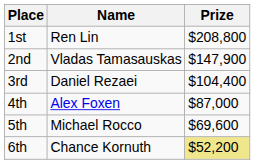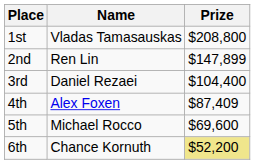(74, 37) Ren Lin -> (116, 37) Vladas Tamasauskas
(116, 59) Vladas Tamasauskas -> (74, 59) Ren Lin
(217, 59) $147,900 -> (217, 59) $147,899
(213, 103) $87,000 -> (213, 103) $87,409
